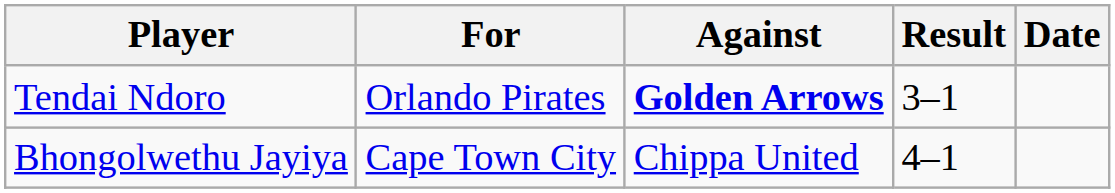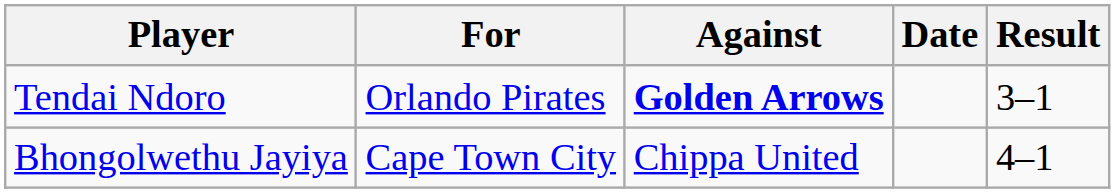columns swapped: (954, 34) <-> (1062, 34)
